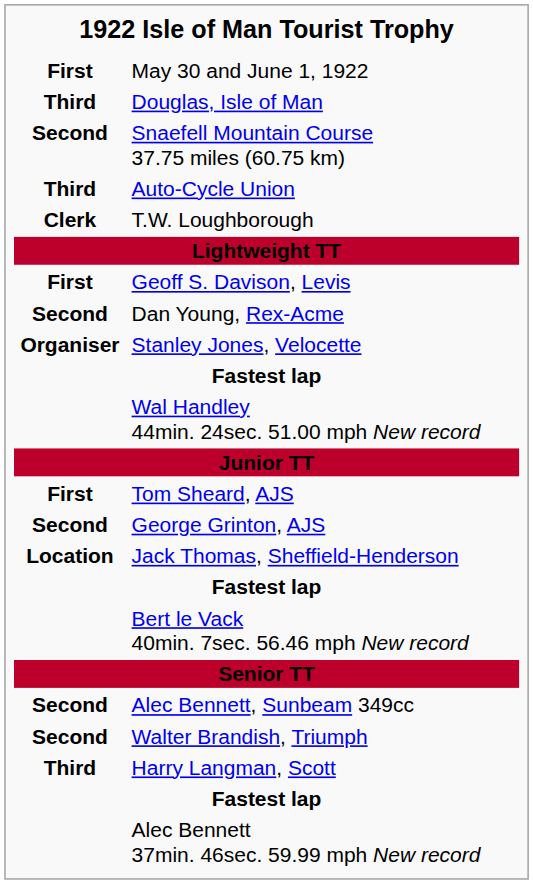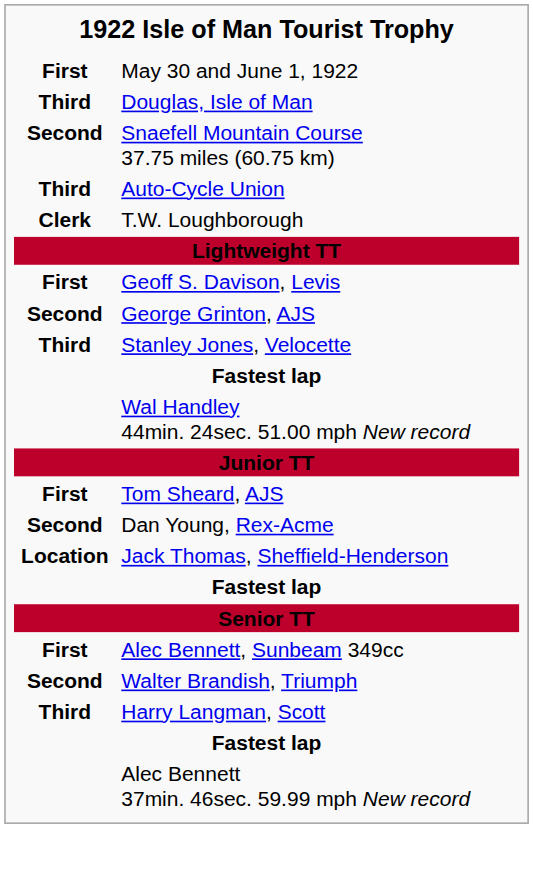rows swapped: (238, 312) <-> (228, 524)
(70, 344) Organiser -> (65, 344) Third
- row: (300, 630)
(70, 704) Second -> (65, 649) First
